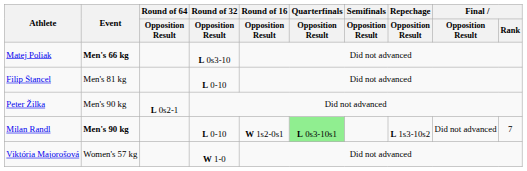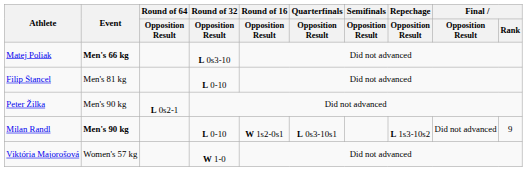(317, 135) lightgreen background -> (317, 135) no background
(510, 129) 7 -> (510, 129) 9
